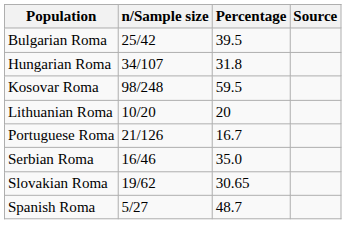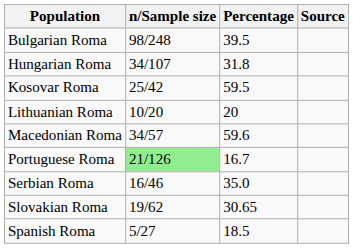(139, 40) 25/42 -> (150, 40) 98/248
(142, 87) 98/248 -> (146, 87) 25/42
+ row: (65, 135)
(142, 135) no background -> (150, 159) lightgreen background
(229, 207) 48.7 -> (236, 231) 18.5
